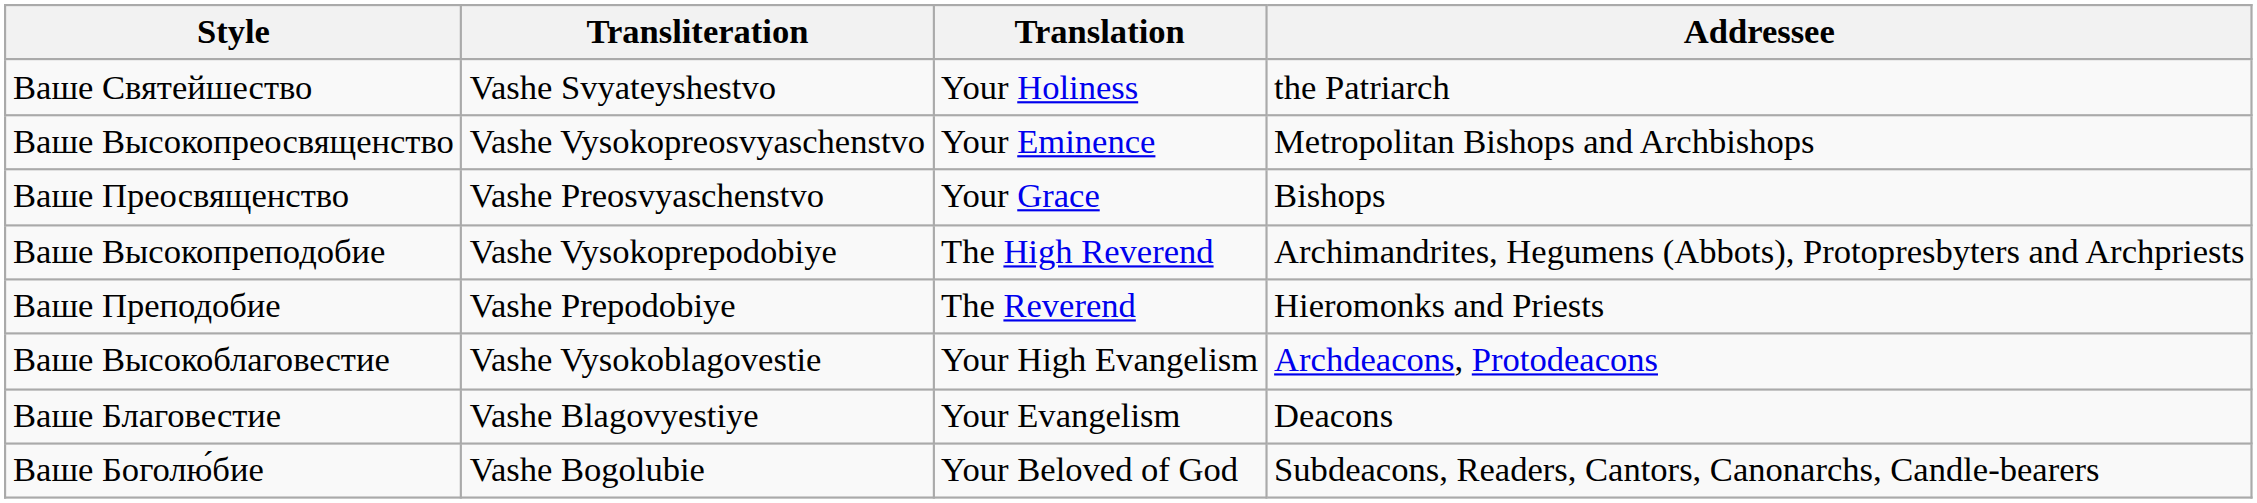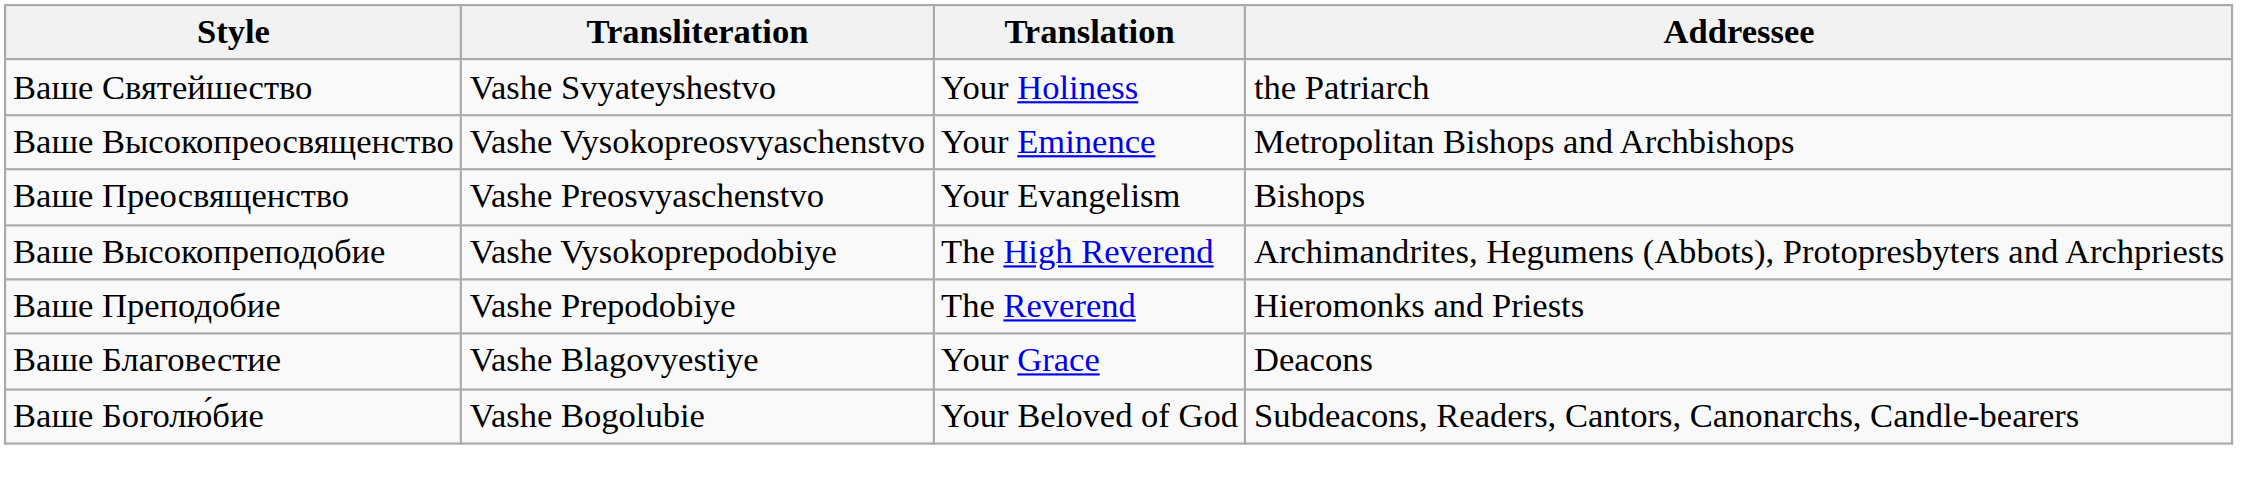(1020, 196) Your Grace -> (1061, 196) Your Evangelism
- row: (201, 360)
(1061, 415) Your Evangelism -> (1020, 360) Your Grace
